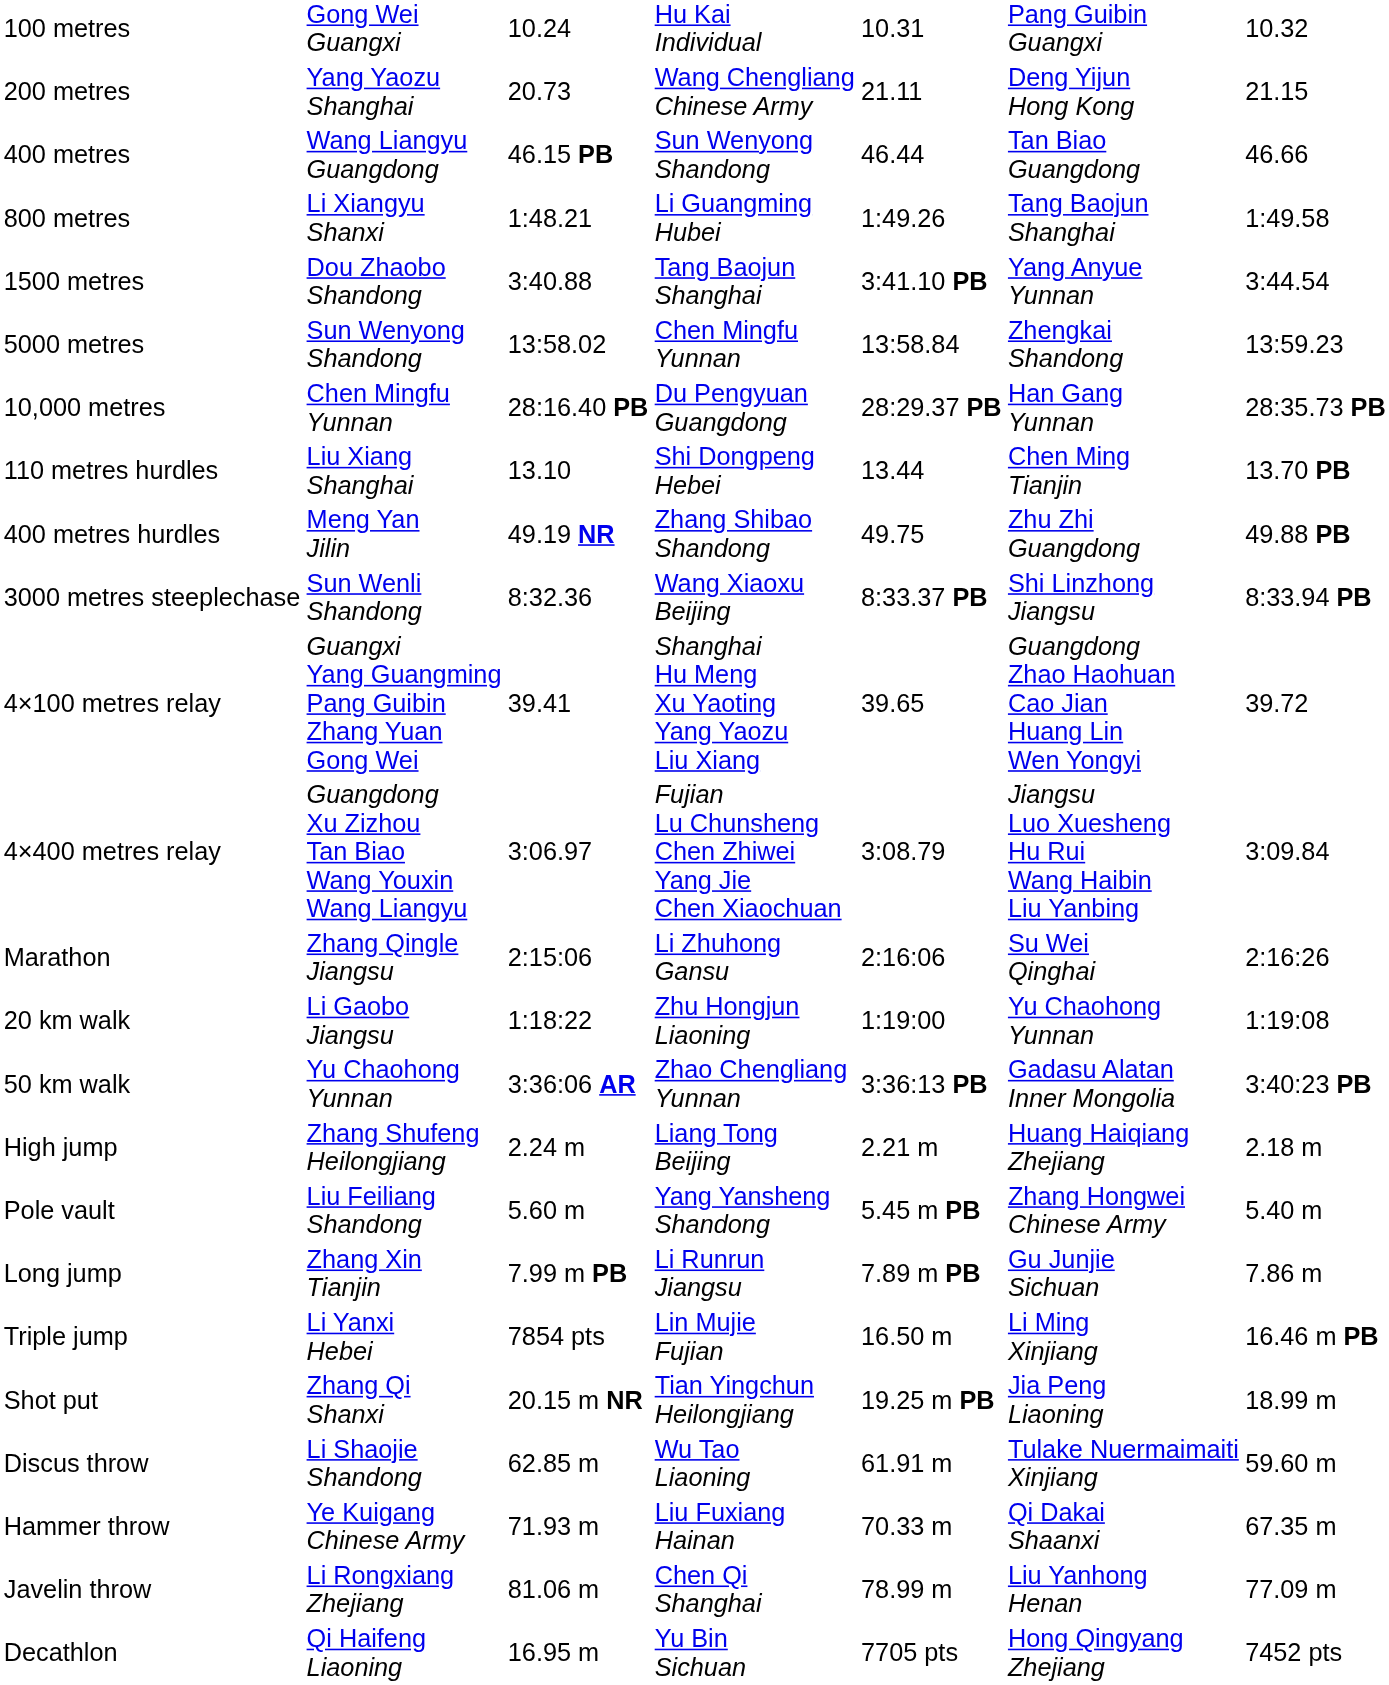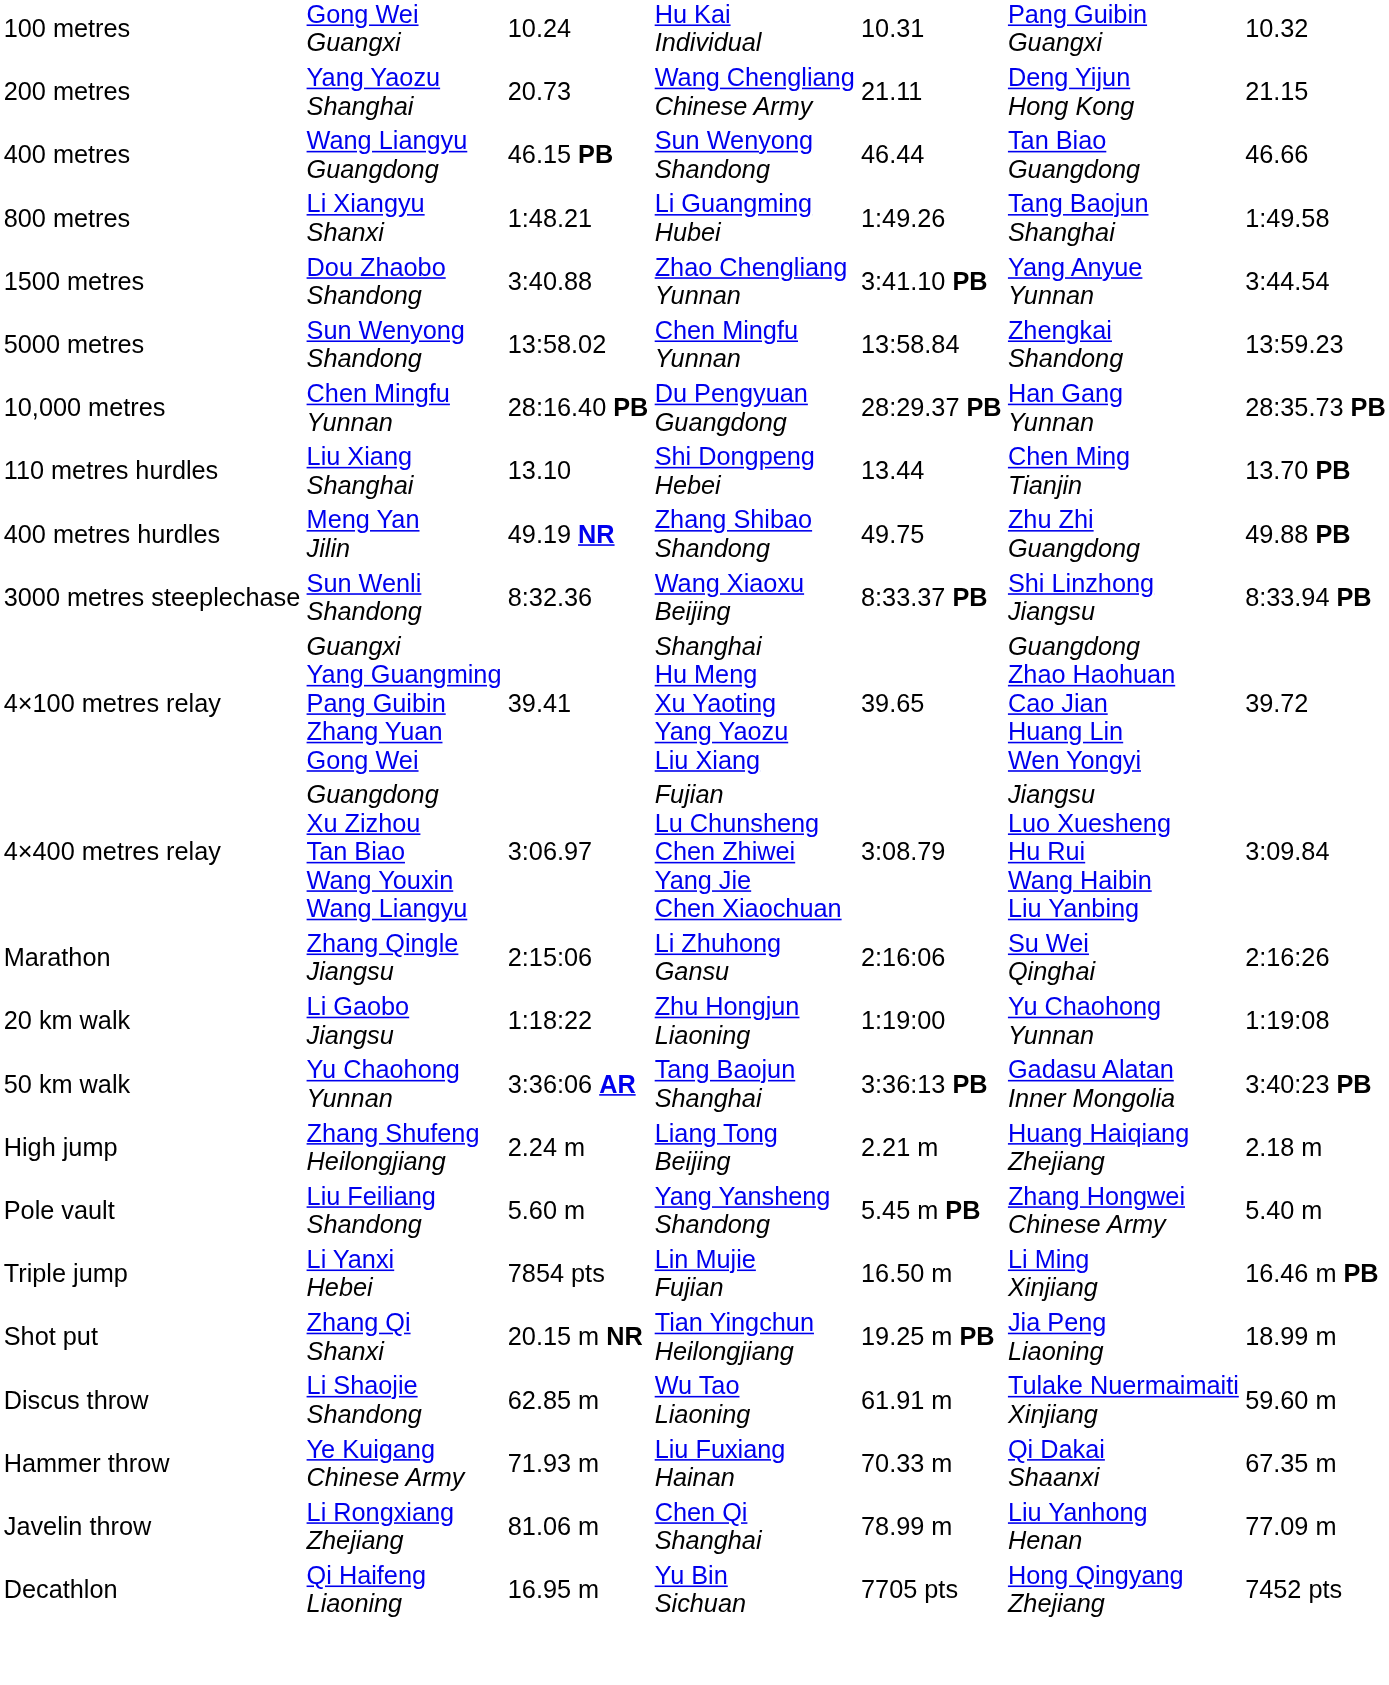(725, 281) Tang Baojun Shanghai -> (751, 281) Zhao Chengliang Yunnan
(751, 1084) Zhao Chengliang Yunnan -> (725, 1084) Tang Baojun Shanghai
- row: (63, 1273)
